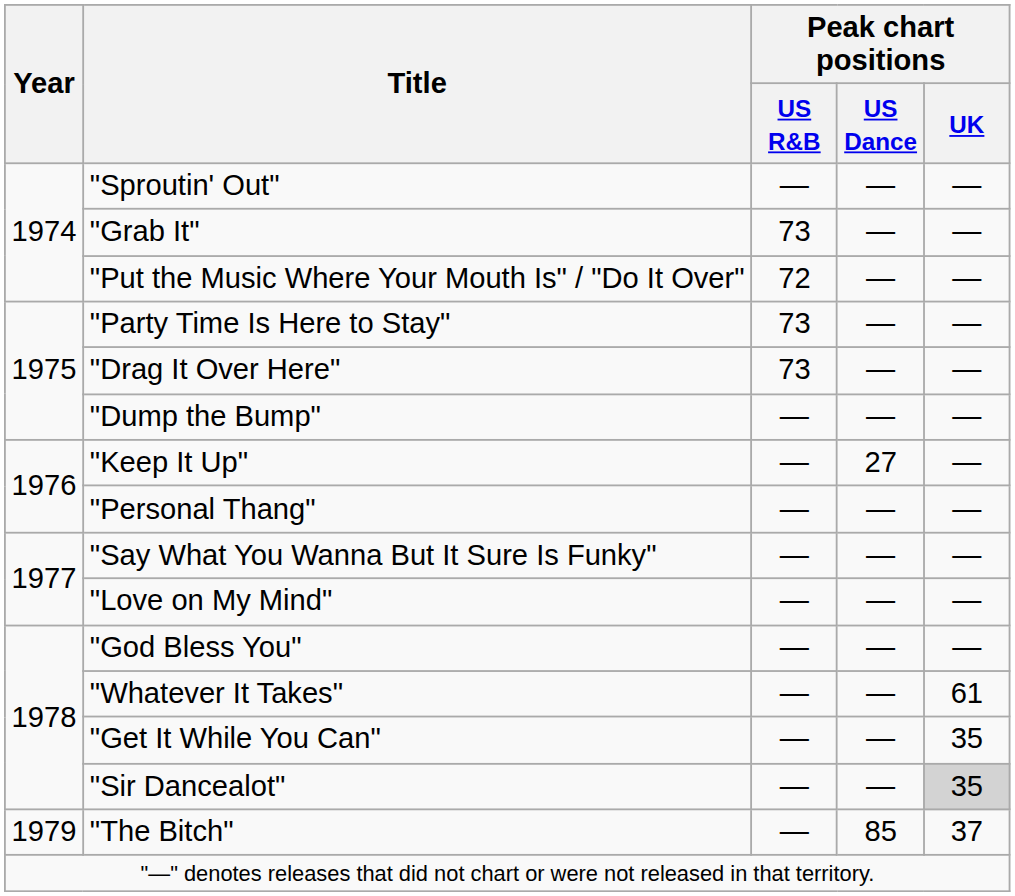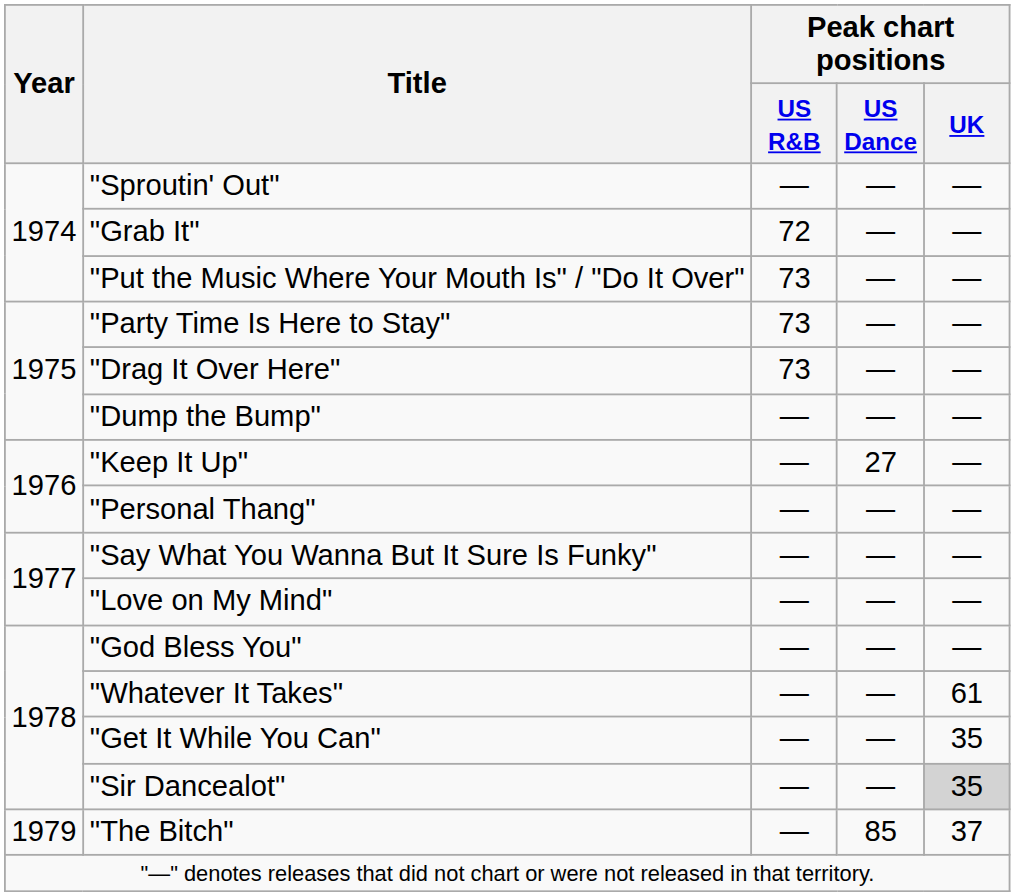(794, 231) 73 -> (794, 231) 72
(794, 277) 72 -> (794, 277) 73
